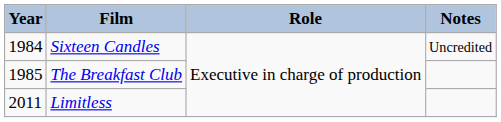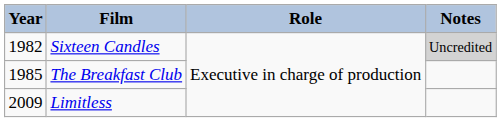(26, 46) 1984 -> (26, 46) 1982
(461, 48) no background -> (461, 48) lightgrey background
(25, 102) 2011 -> (26, 102) 2009
